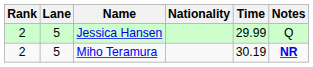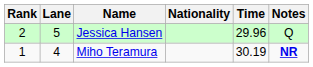(251, 33) 29.99 -> (251, 33) 29.96
(22, 52) 2 -> (22, 52) 1
(57, 52) 5 -> (57, 52) 4
